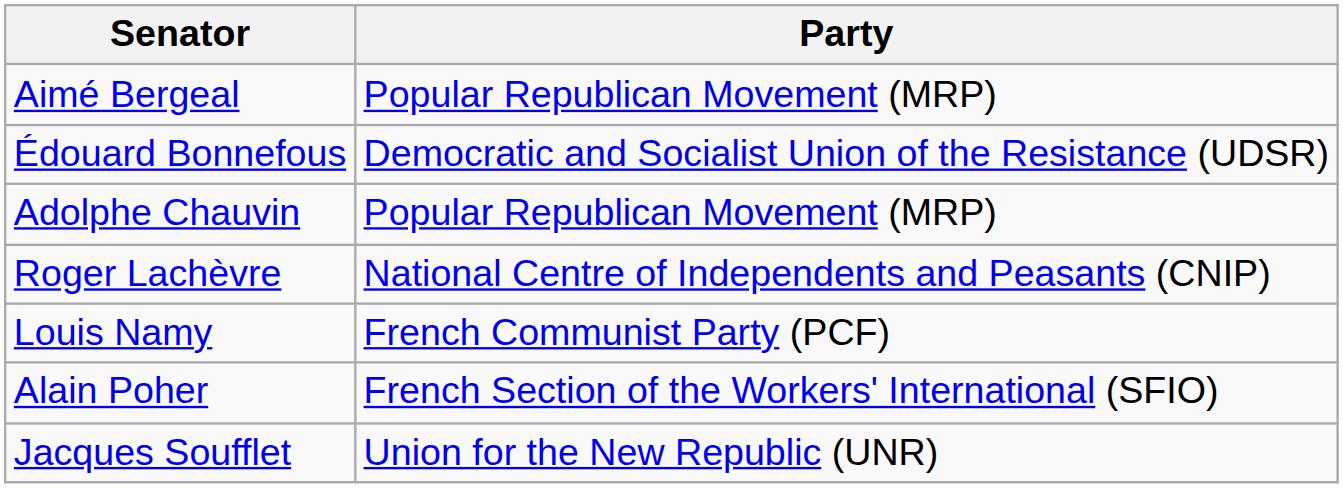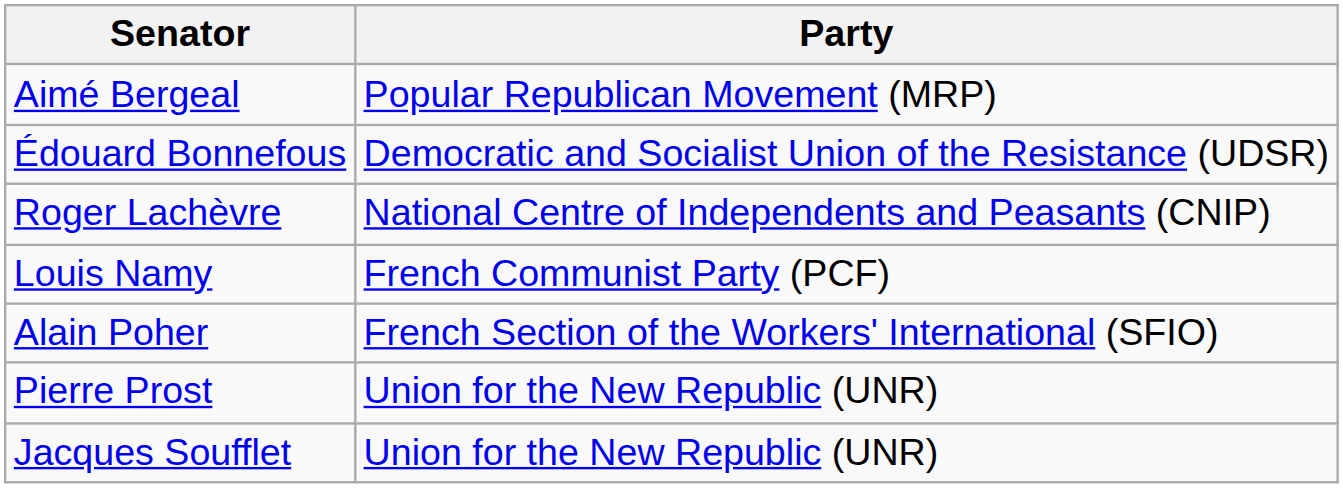- row: (157, 213)
+ row: (113, 392)
